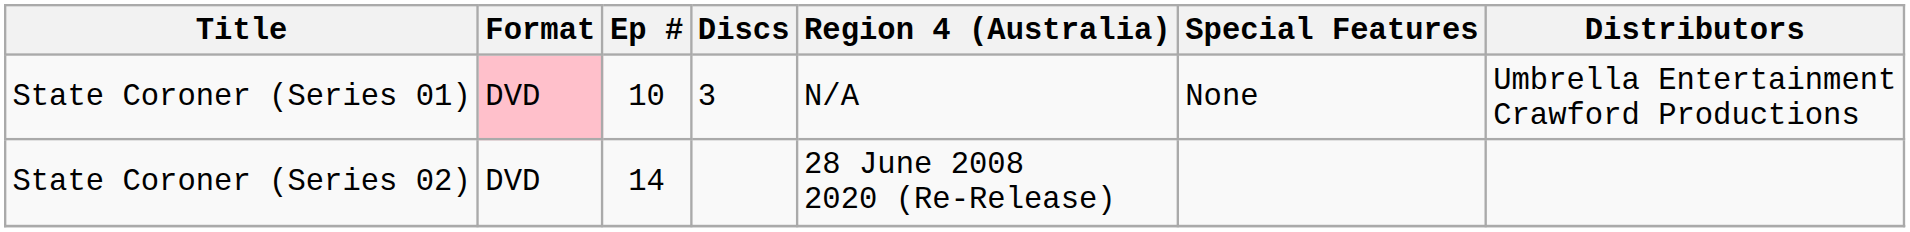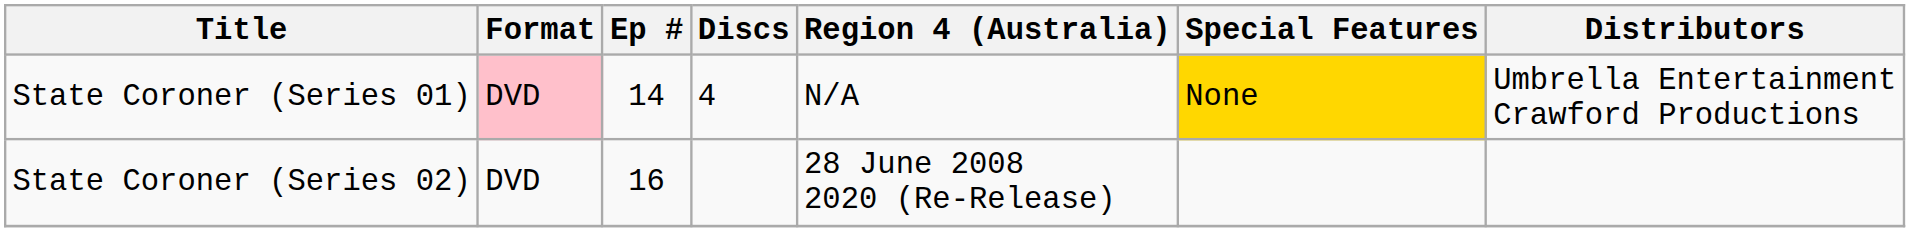(647, 97) 10 -> (647, 97) 14
(707, 97) 3 -> (707, 97) 4
(1222, 97) no background -> (1222, 97) gold background
(647, 183) 14 -> (647, 183) 16
